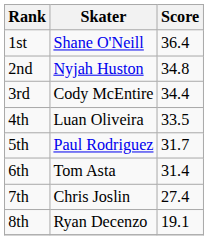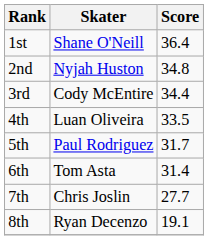(175, 196) 27.4 -> (175, 196) 27.7
